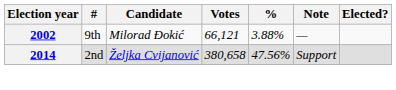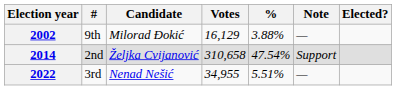(222, 34) 66,121 -> (222, 34) 16,129
(225, 54) 380,658 -> (225, 54) 310,658
(271, 54) 47.56% -> (271, 54) 47.54%
+ row: (43, 74)
